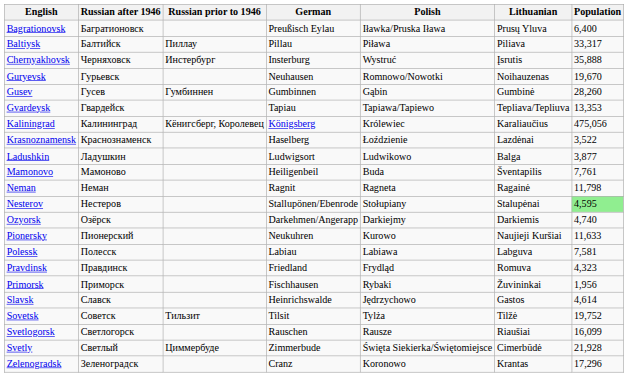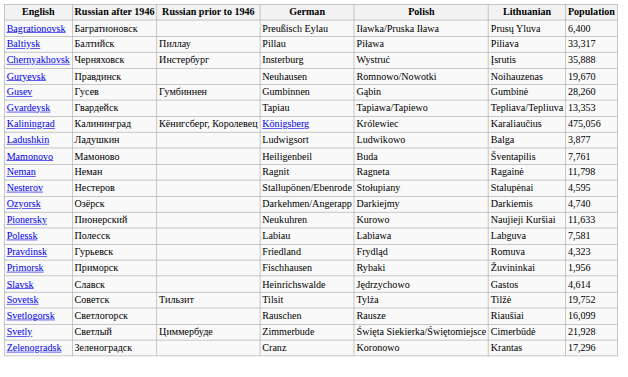(100, 76) Гурьевск -> (98, 76) Правдинск
- row: (41, 140)
(585, 204) lightgreen background -> (579, 188) no background
(104, 268) Правдинск -> (94, 252) Гурьевск
